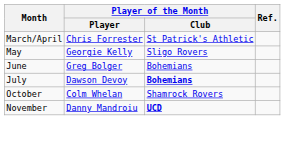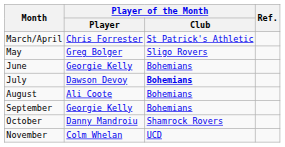(99, 53) Georgie Kelly -> (94, 53) Greg Bolger
(94, 66) Greg Bolger -> (99, 66) Georgie Kelly
+ row: (22, 94)
+ row: (29, 108)
(94, 94) Colm Whelan -> (102, 121) Danny Mandroiu
(102, 108) Danny Mandroiu -> (94, 135) Colm Whelan
(154, 108) bold -> (154, 135) normal
